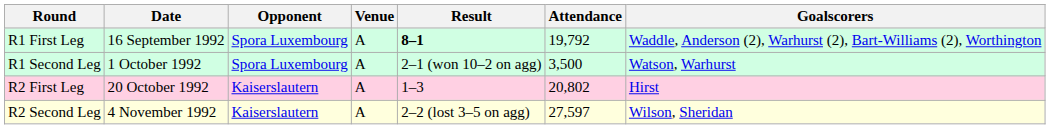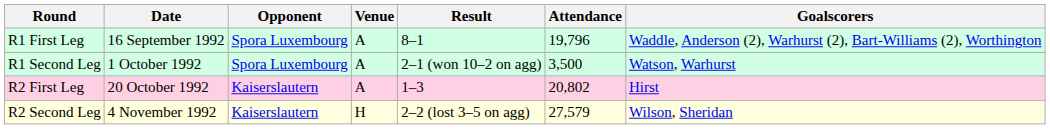(412, 40) bold -> (412, 40) normal
(569, 40) 19,792 -> (569, 40) 19,796
(360, 111) A -> (360, 111) H
(569, 111) 27,597 -> (569, 111) 27,579
